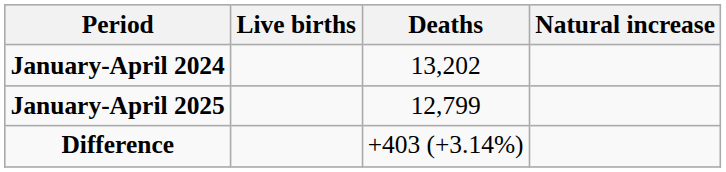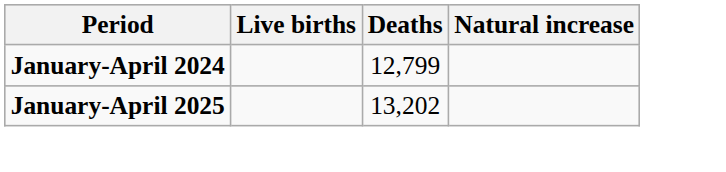(446, 65) 13,202 -> (405, 65) 12,799
(446, 105) 12,799 -> (405, 105) 13,202
- row: (118, 145)
